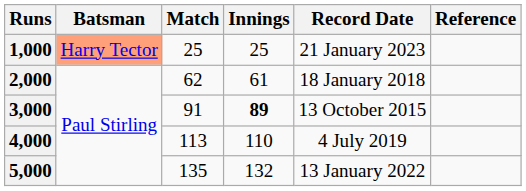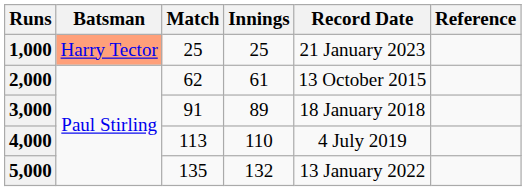(362, 79) 18 January 2018 -> (362, 79) 13 October 2015
(259, 110) bold -> (259, 110) normal
(362, 110) 13 October 2015 -> (362, 110) 18 January 2018
